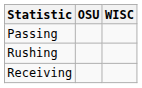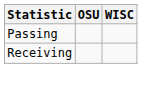- row: (33, 53)
